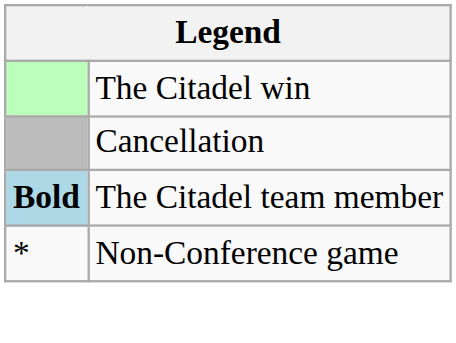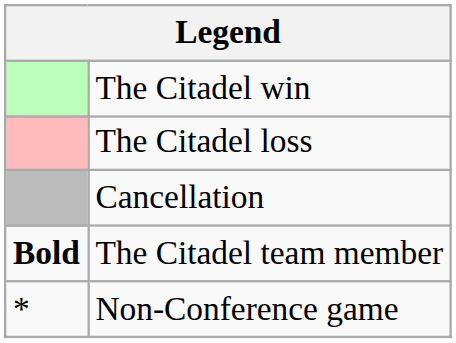+ row: (204, 142)
(46, 197) lightblue background -> (46, 252) no background
